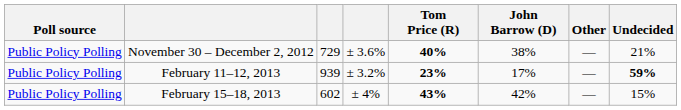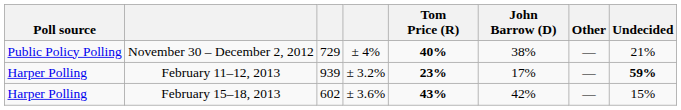(366, 51) ± 3.6% -> (366, 51) ± 4%
(65, 72) Public Policy Polling -> (47, 72) Harper Polling
(65, 94) Public Policy Polling -> (47, 94) Harper Polling
(366, 94) ± 4% -> (366, 94) ± 3.6%
